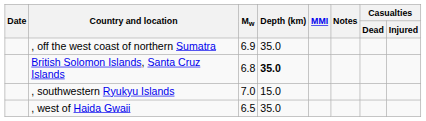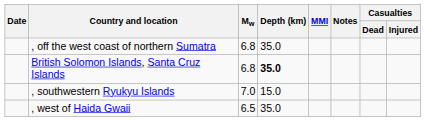(248, 46) 6.9 -> (248, 46) 6.8
